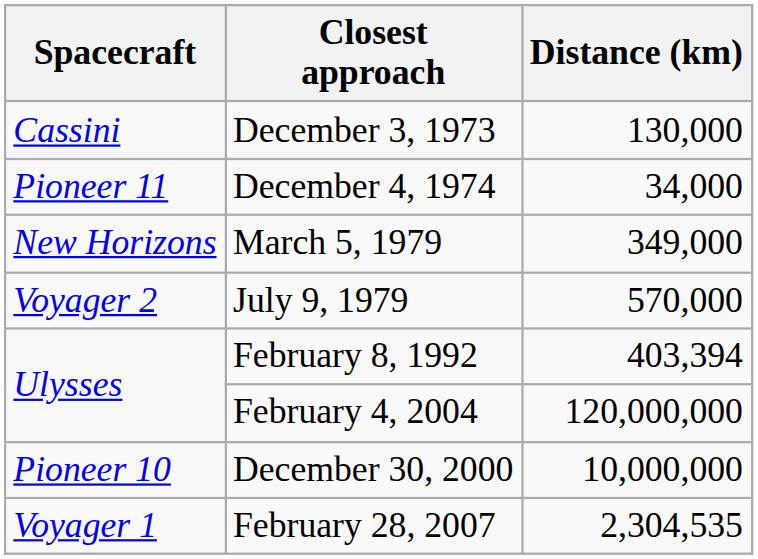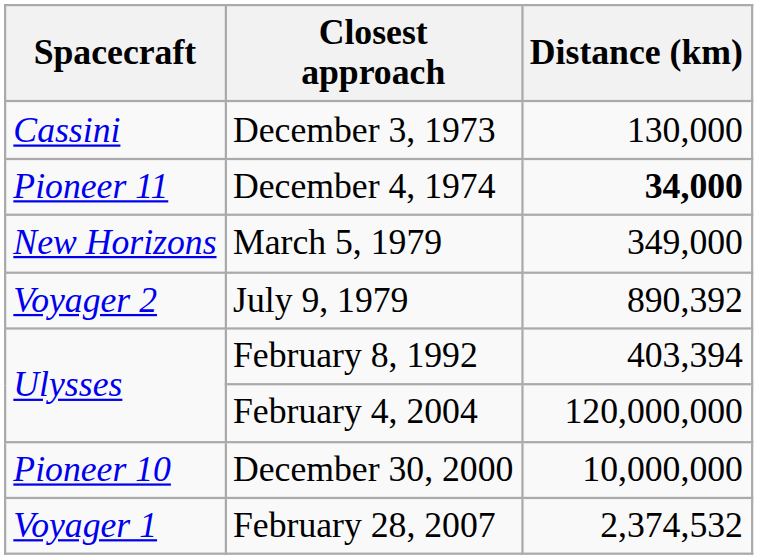(694, 186) normal -> (694, 186) bold
(685, 299) 570,000 -> (685, 299) 890,392
(672, 525) 2,304,535 -> (672, 525) 2,374,532
